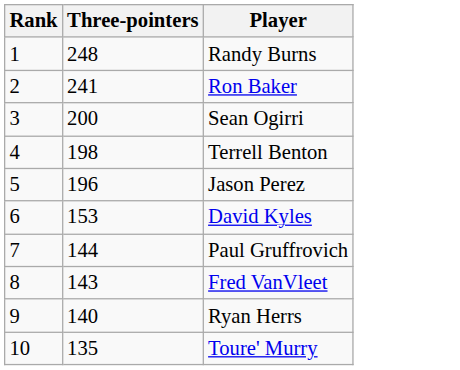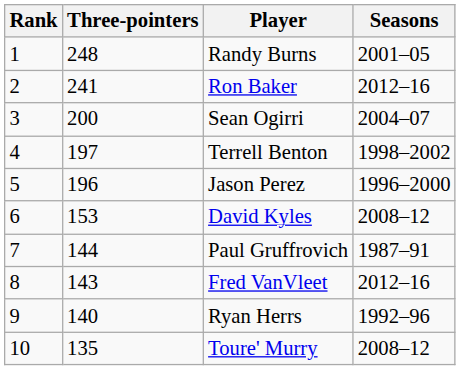+ column: (404, 20)
(83, 151) 198 -> (83, 151) 197
